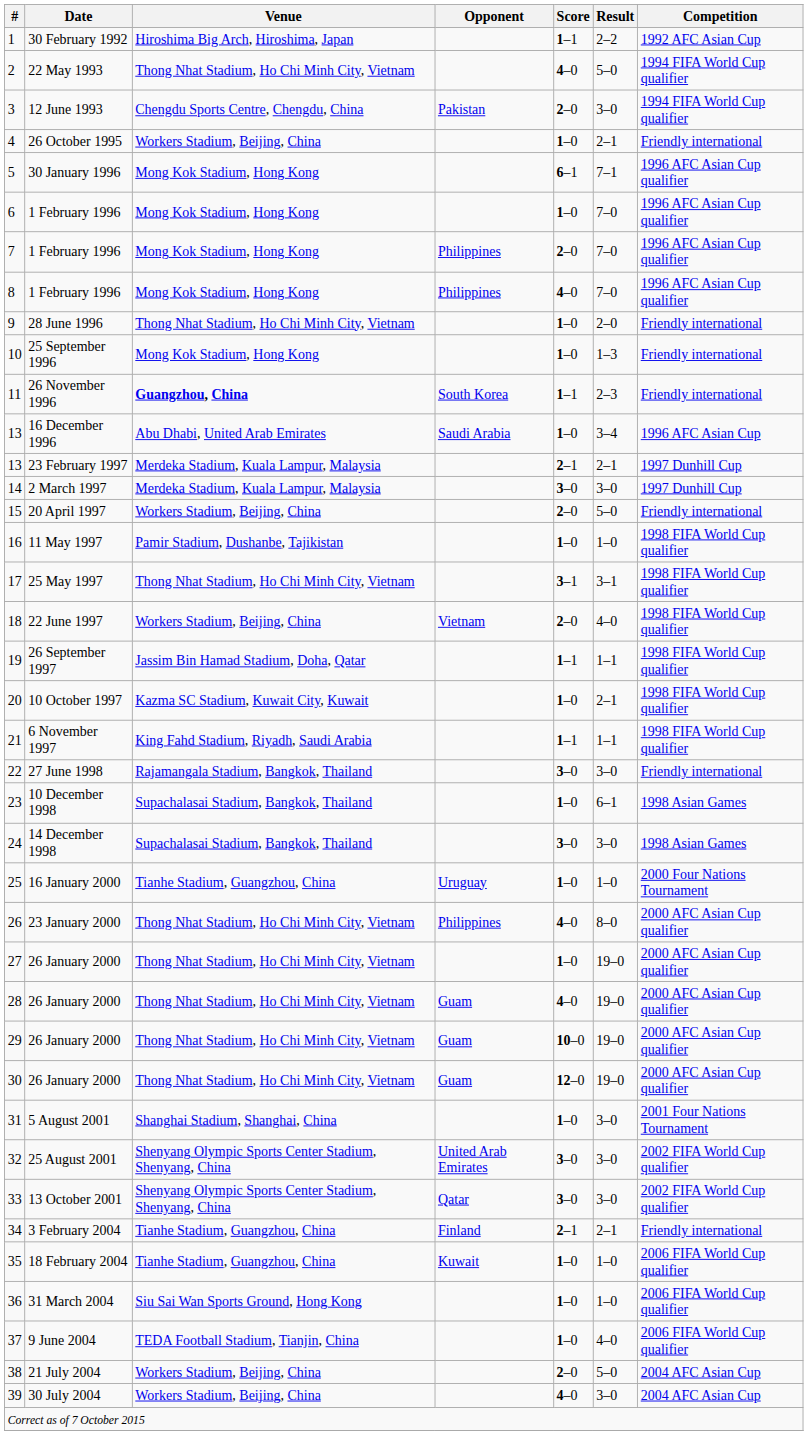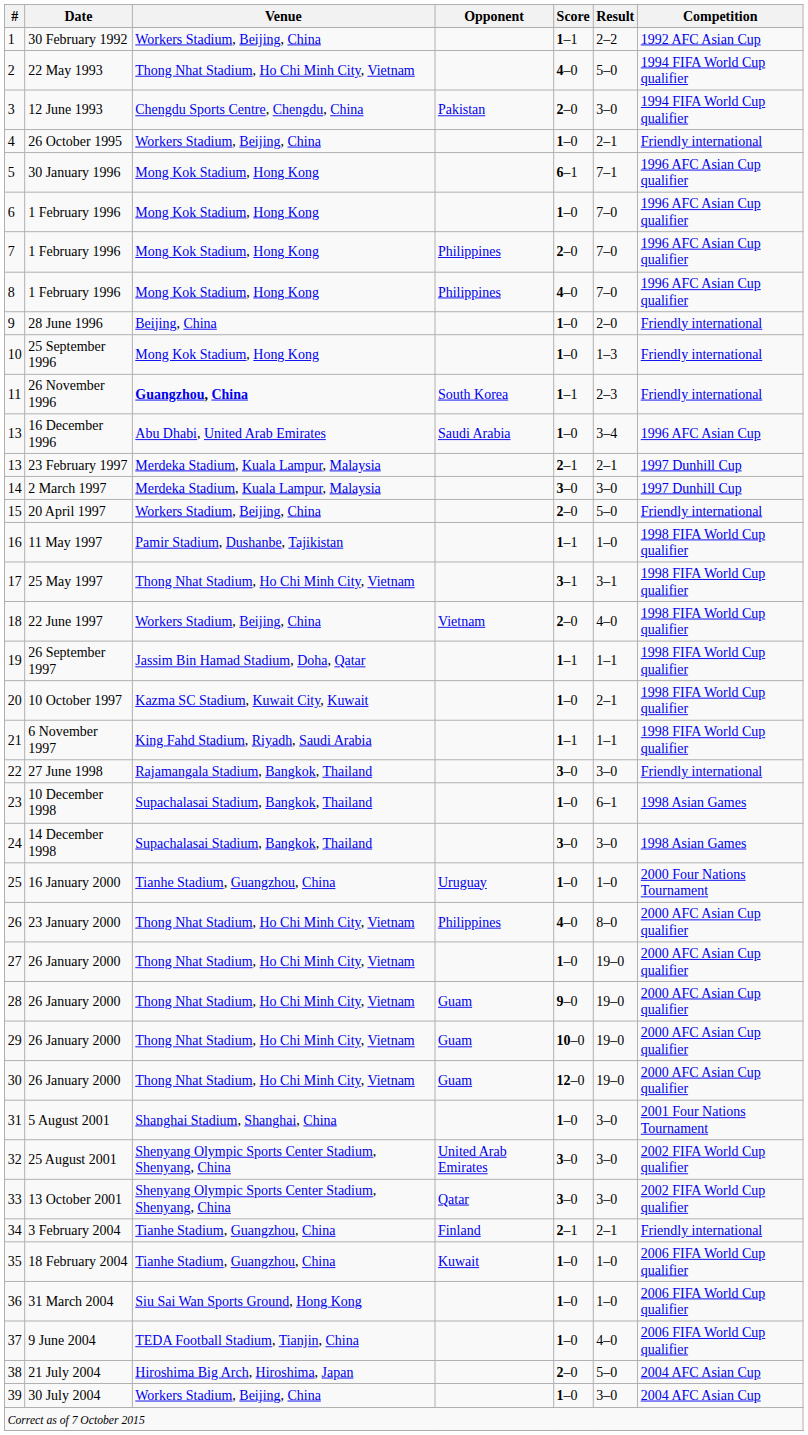(244, 39) Hiroshima Big Arch, Hiroshima, Japan -> (228, 39) Workers Stadium, Beijing, China
(275, 323) Thong Nhat Stadium, Ho Chi Minh City, Vietnam -> (176, 323) Beijing, China
(567, 542) 1–0 -> (567, 542) 1–1
(567, 1001) 4–0 -> (567, 1001) 9–0
(228, 1372) Workers Stadium, Beijing, China -> (244, 1372) Hiroshima Big Arch, Hiroshima, Japan
(567, 1395) 4–0 -> (567, 1395) 1–0
